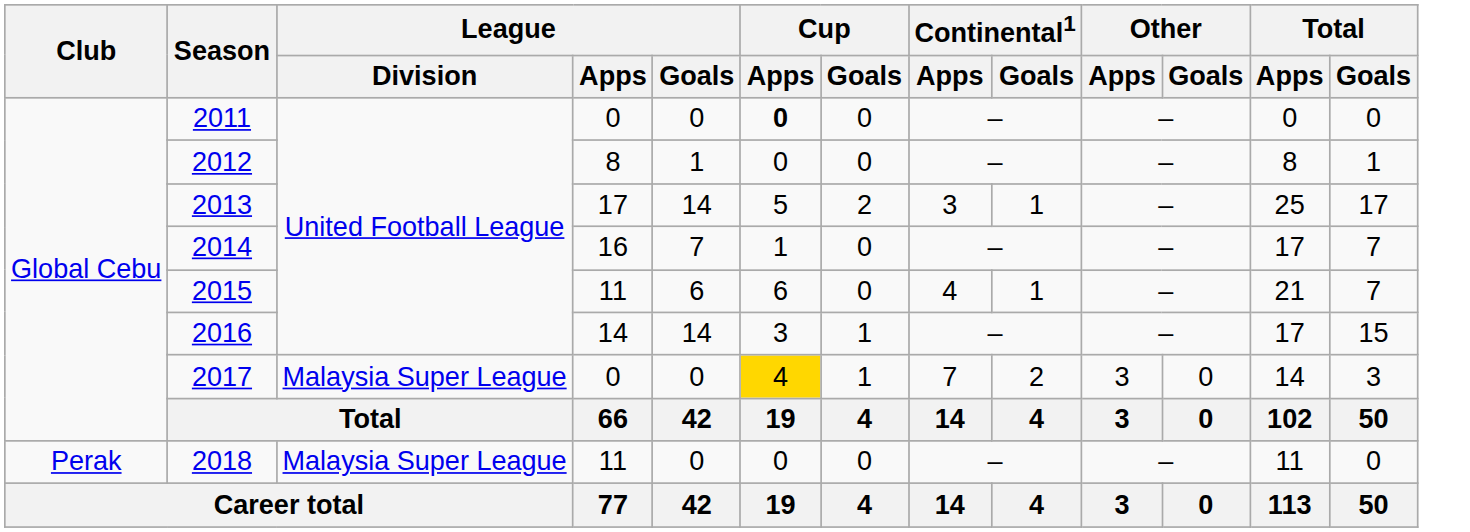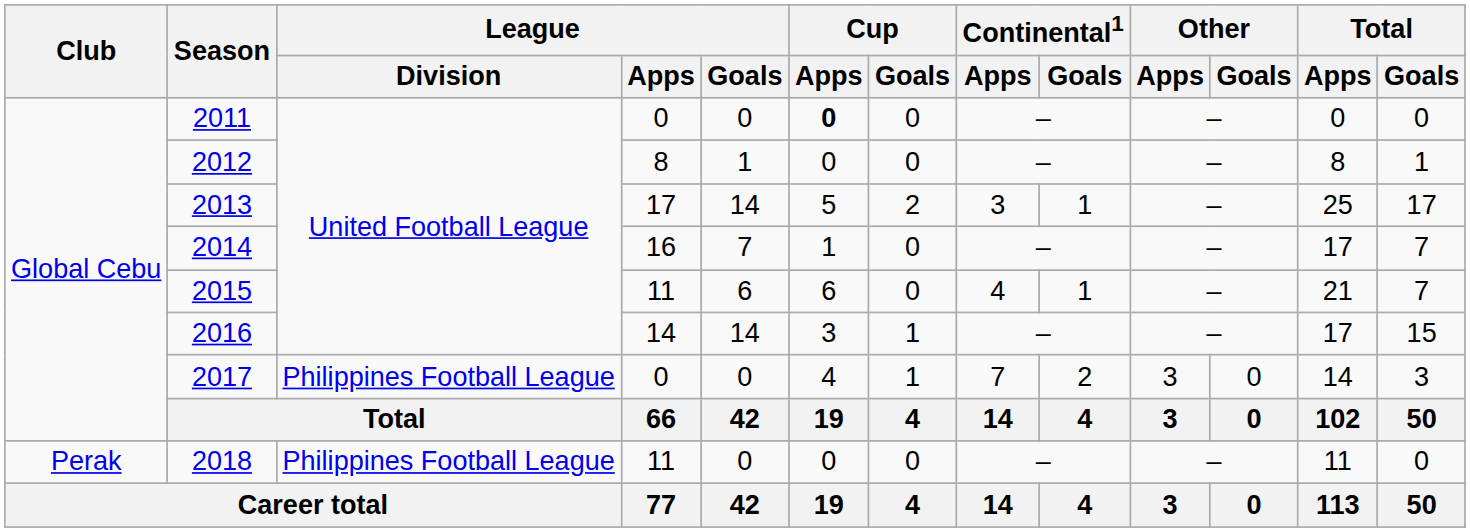(425, 376) Malaysia Super League -> (449, 376) Philippines Football League
(781, 376) gold background -> (829, 376) no background
(425, 462) Malaysia Super League -> (449, 462) Philippines Football League
